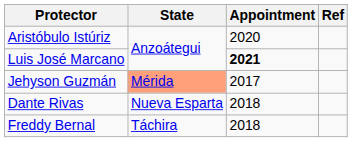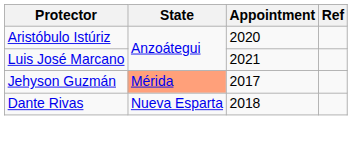(245, 59) bold -> (245, 59) normal
- row: (51, 125)
